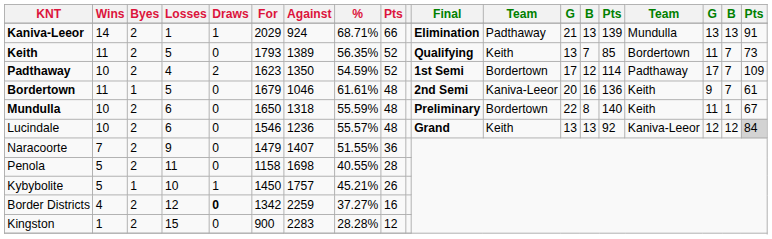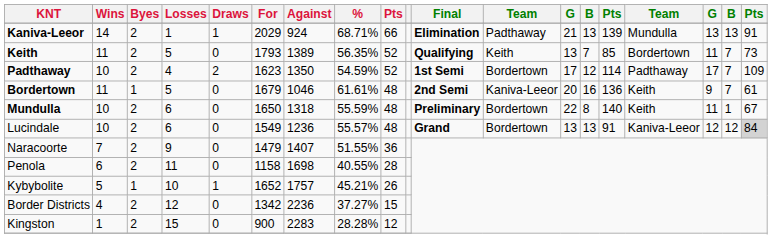(268, 128) 1546 -> (268, 128) 1549
(500, 128) Keith -> (517, 128) Bordertown
(609, 128) 92 -> (609, 128) 91
(99, 166) 5 -> (99, 166) 6
(268, 185) 1450 -> (268, 185) 1652
(216, 204) bold -> (216, 204) normal
(301, 204) 2259 -> (301, 204) 2236
(391, 204) 16 -> (391, 204) 15
